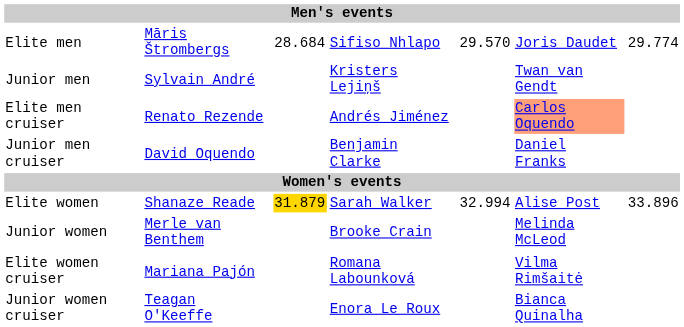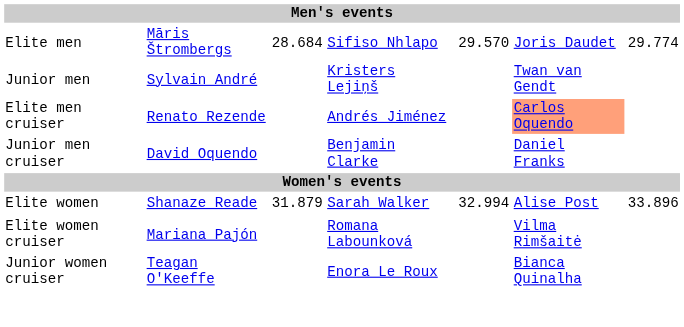(300, 203) gold background -> (297, 203) no background
- row: (56, 232)
